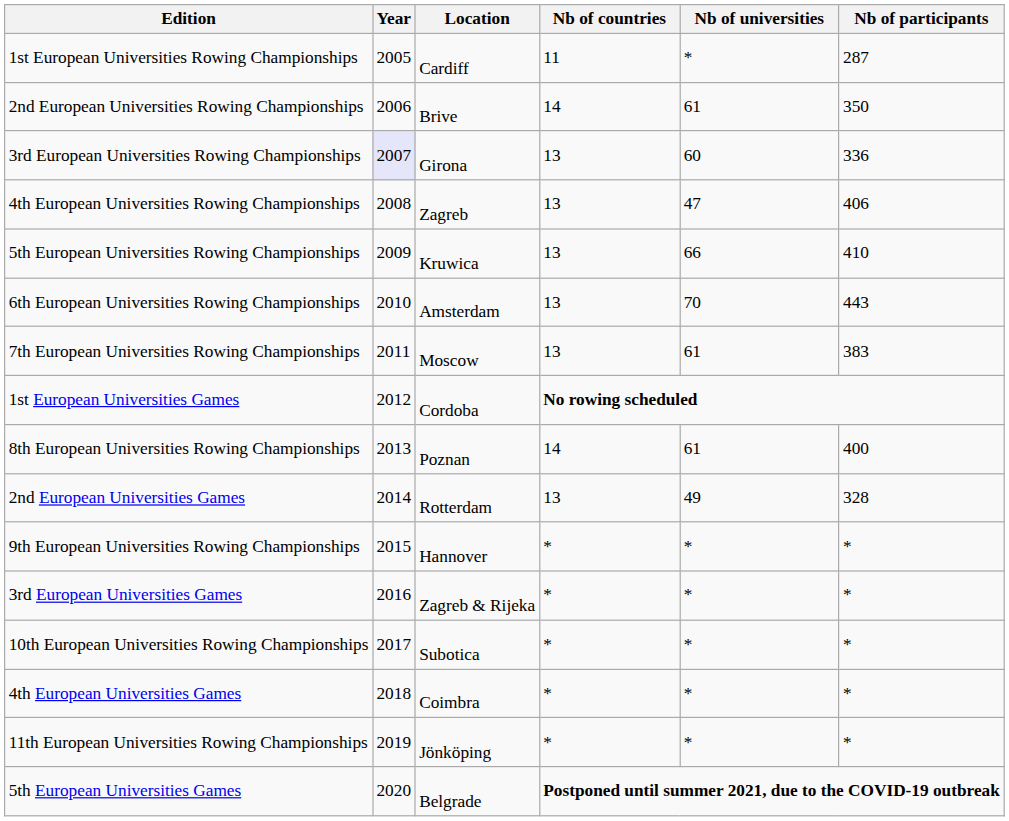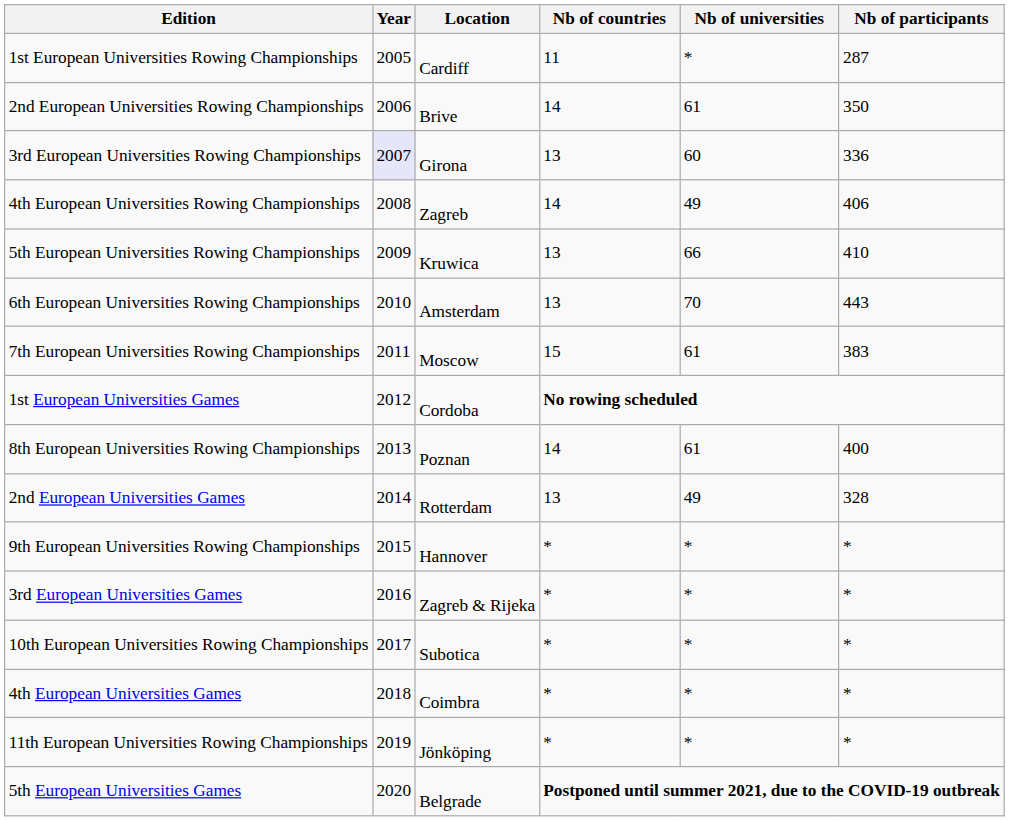(552, 204) 13 -> (552, 204) 14
(692, 204) 47 -> (692, 204) 49
(552, 351) 13 -> (552, 351) 15
